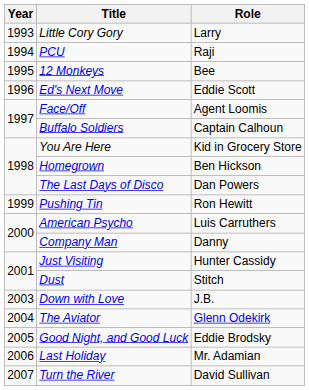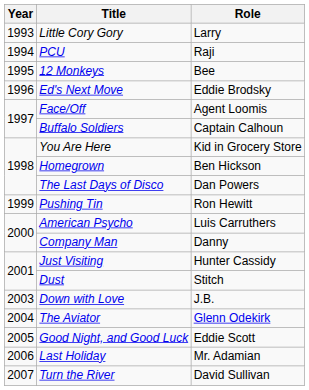(224, 90) Eddie Scott -> (232, 90) Eddie Brodsky
(232, 337) Eddie Brodsky -> (224, 337) Eddie Scott
